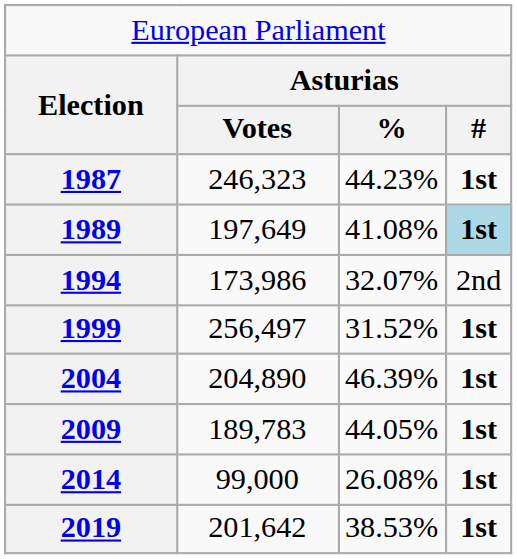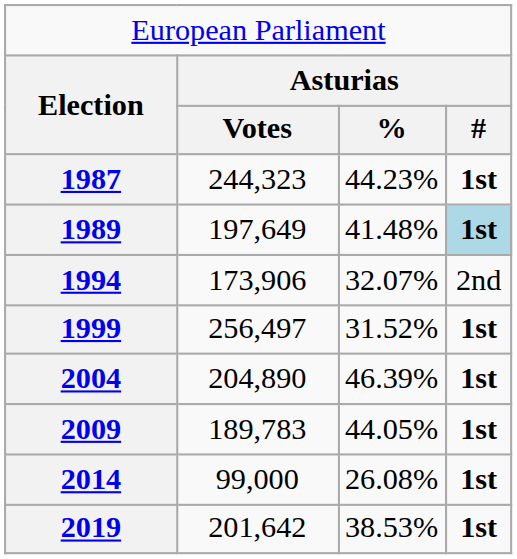(257, 179) 246,323 -> (257, 179) 244,323
(392, 229) 41.08% -> (392, 229) 41.48%
(257, 279) 173,986 -> (257, 279) 173,906
